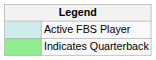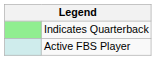rows swapped: (96, 47) <-> (87, 30)
